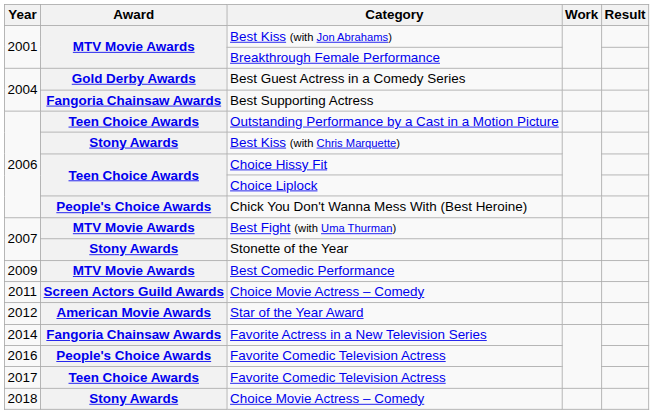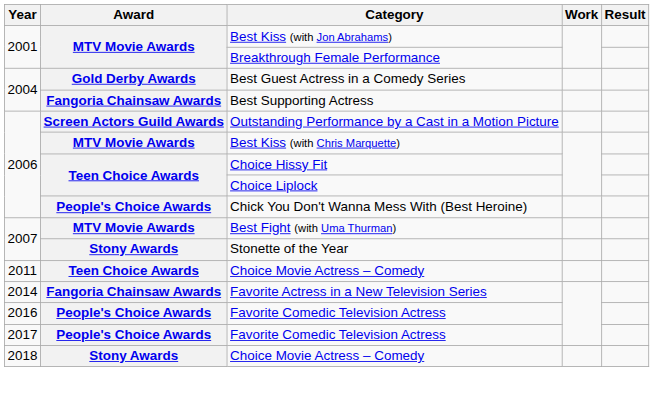(134, 121) Teen Choice Awards -> (134, 121) Screen Actors Guild Awards
(134, 143) Stony Awards -> (134, 143) MTV Movie Awards
- row: (22, 270)
(134, 292) Screen Actors Guild Awards -> (134, 270) Teen Choice Awards
- row: (22, 313)
(134, 377) Teen Choice Awards -> (134, 334) People's Choice Awards
